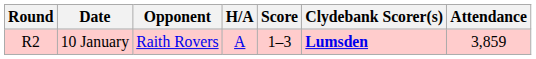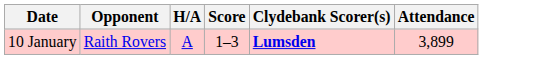- column: (31, 16)
(489, 41) 3,859 -> (436, 41) 3,899
